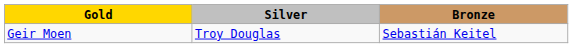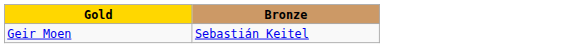- column: (286, 14)
